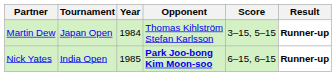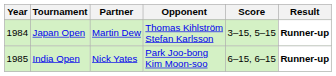columns swapped: (130, 12) <-> (31, 12)
(179, 59) bold -> (177, 59) normal
